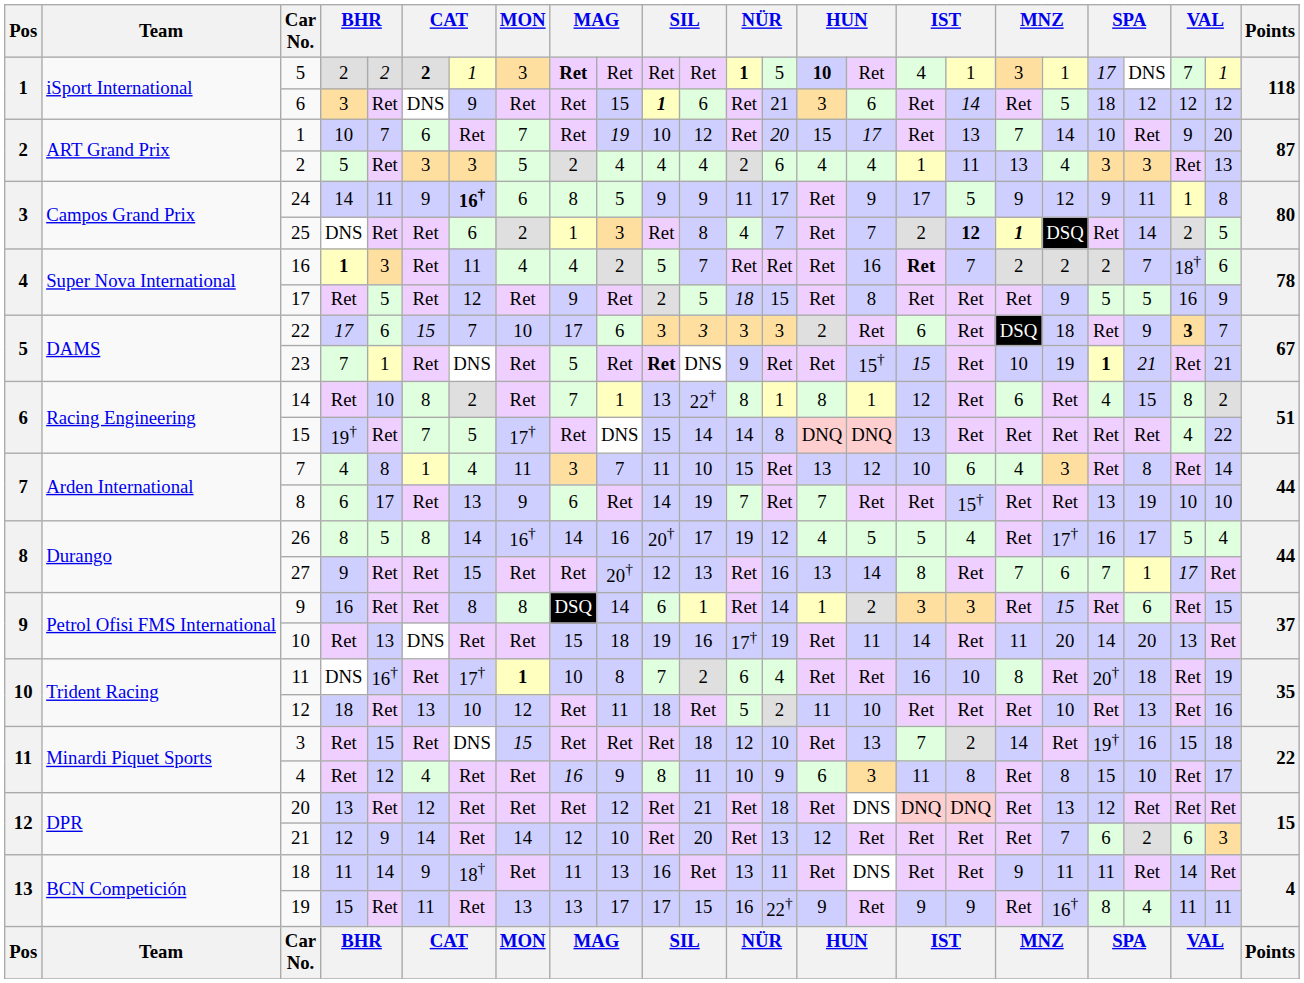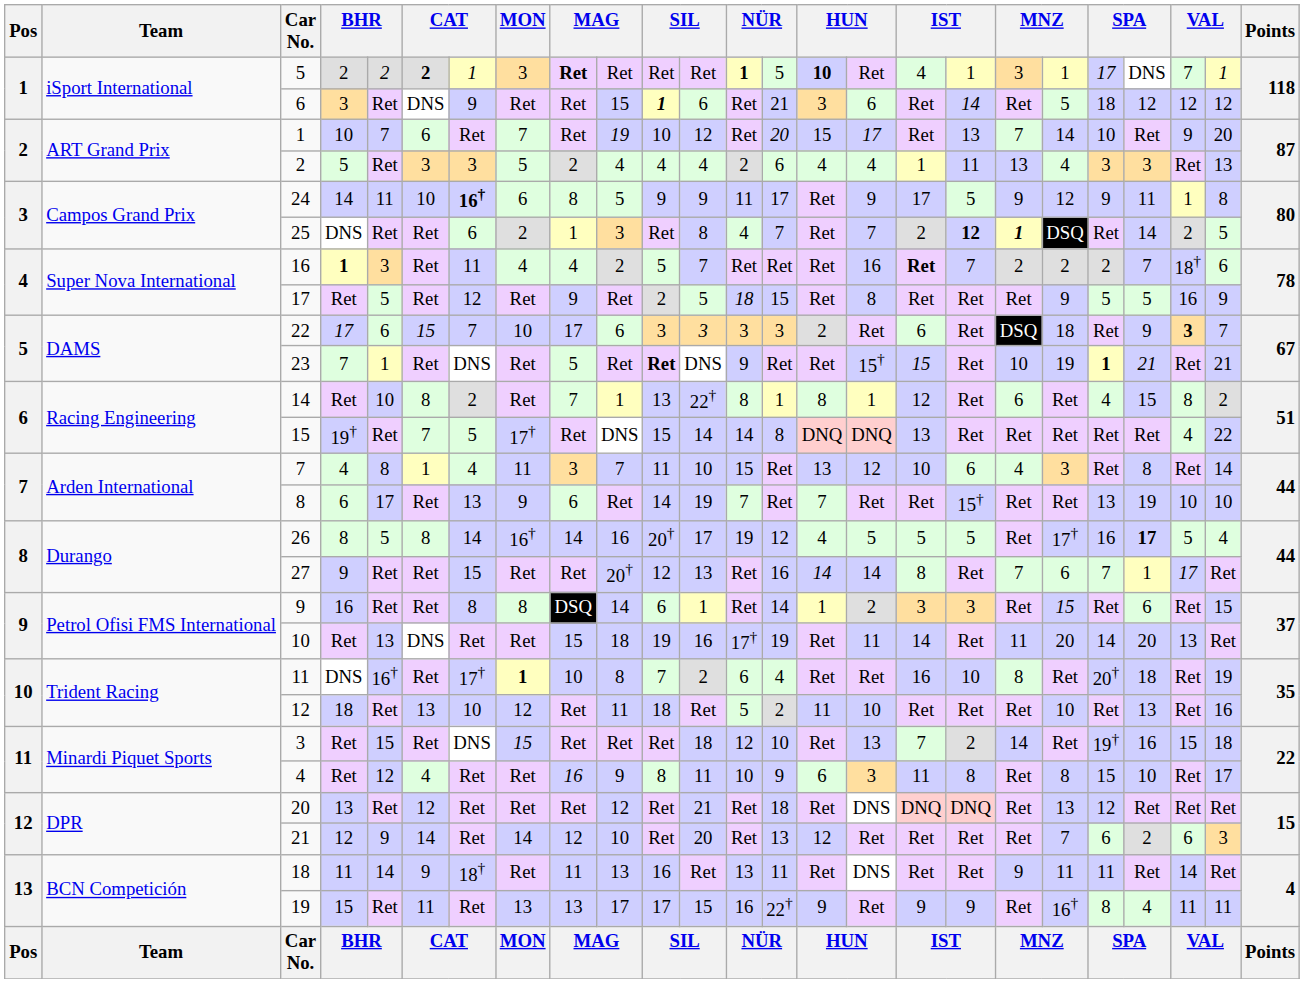(426, 198) 9 -> (426, 198) 10
(971, 537) 4 -> (971, 537) 5
(1147, 537) normal -> (1147, 537) bold
(822, 573) 13 -> (822, 573) 14
